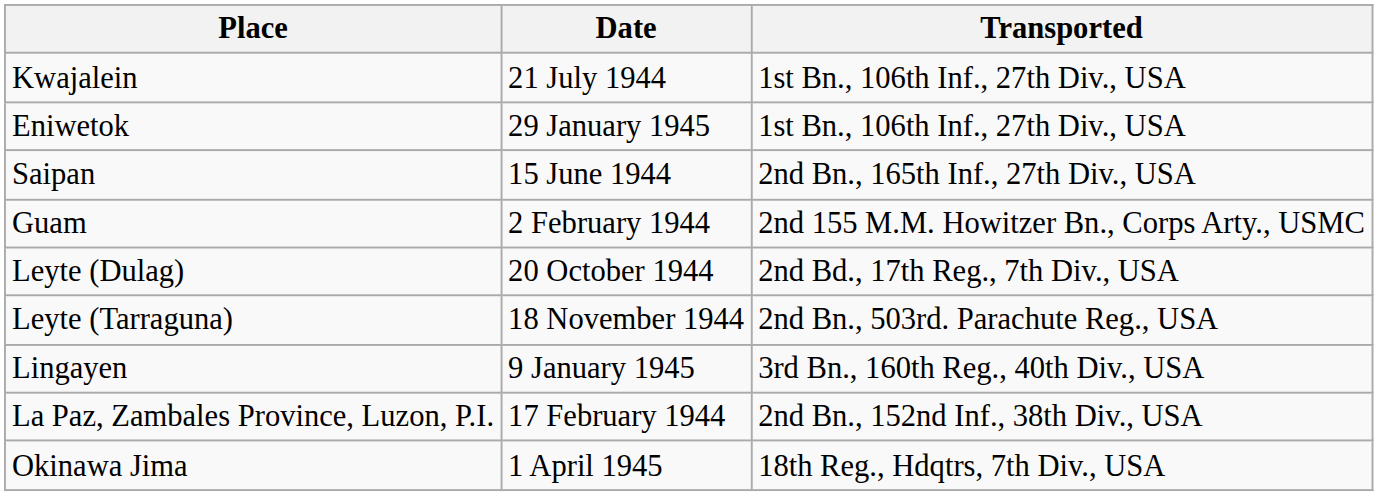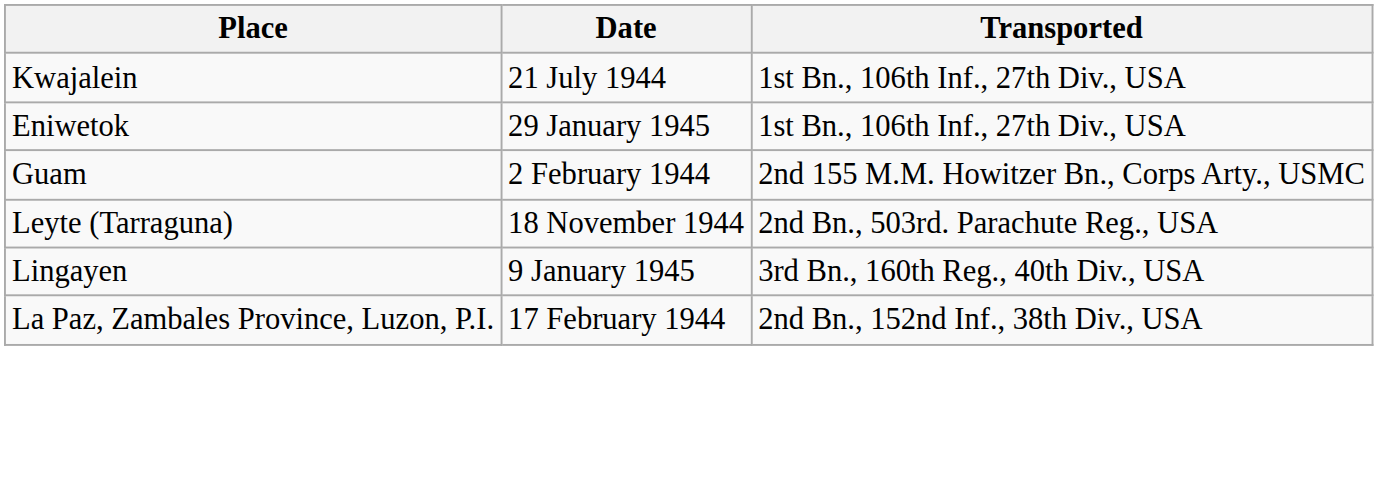- row: (54, 174)
- row: (98, 271)
- row: (100, 464)
